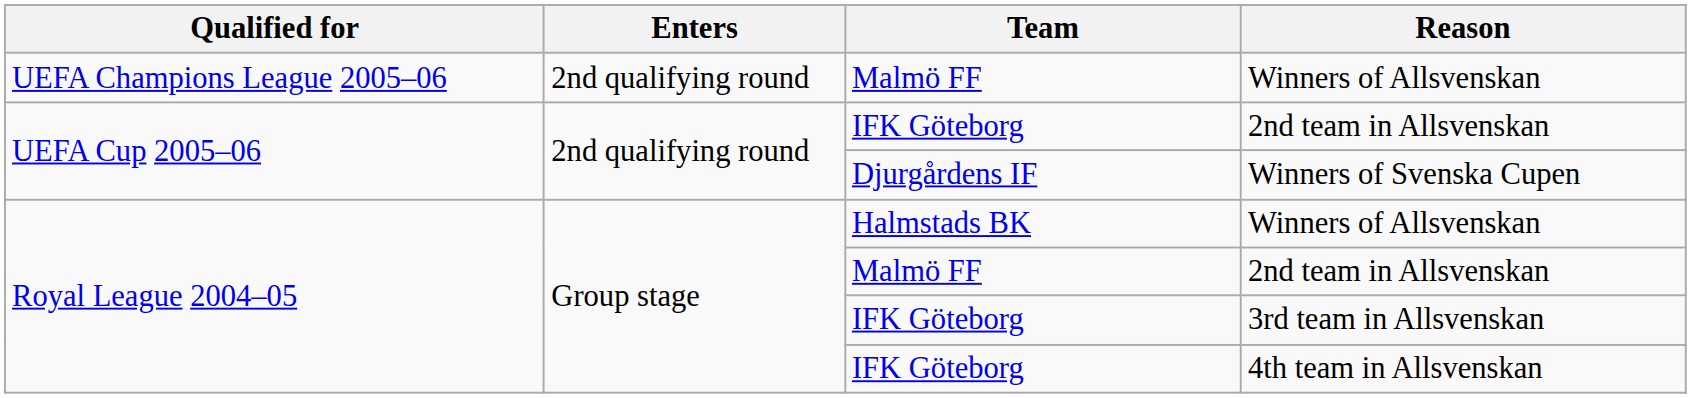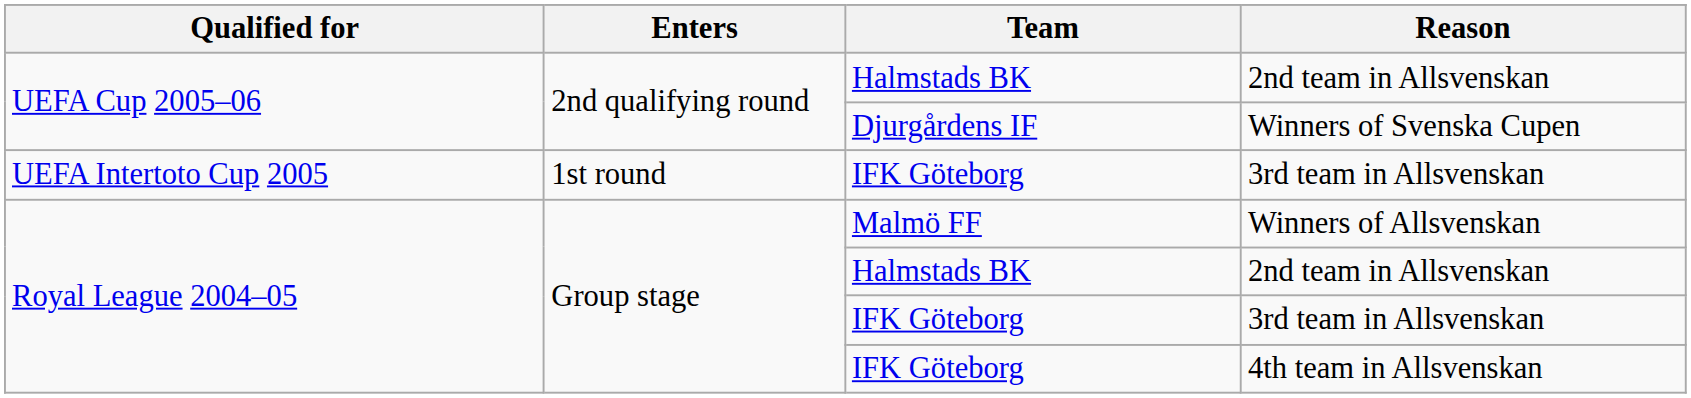- row: (229, 77)
(938, 125) IFK Göteborg -> (941, 77) Halmstads BK
+ row: (170, 174)
(941, 222) Halmstads BK -> (917, 222) Malmö FF
(917, 271) Malmö FF -> (941, 271) Halmstads BK
